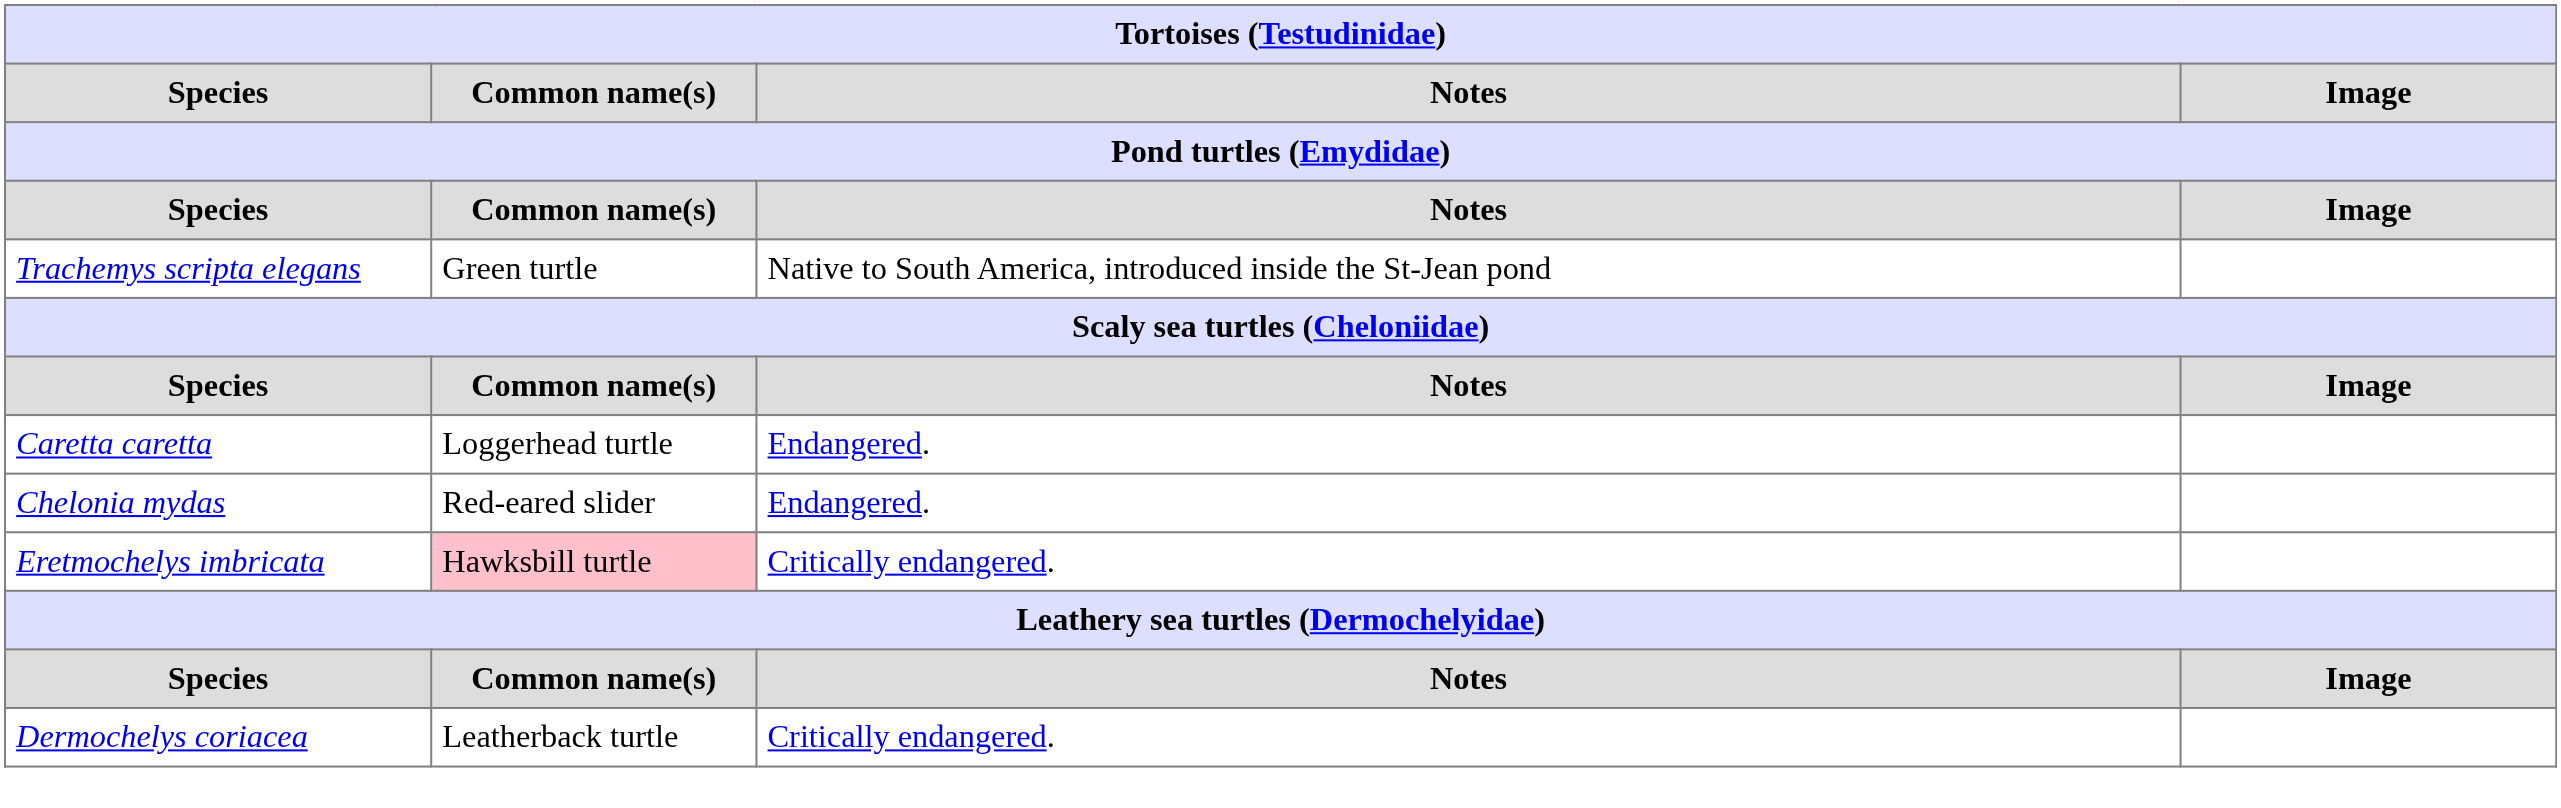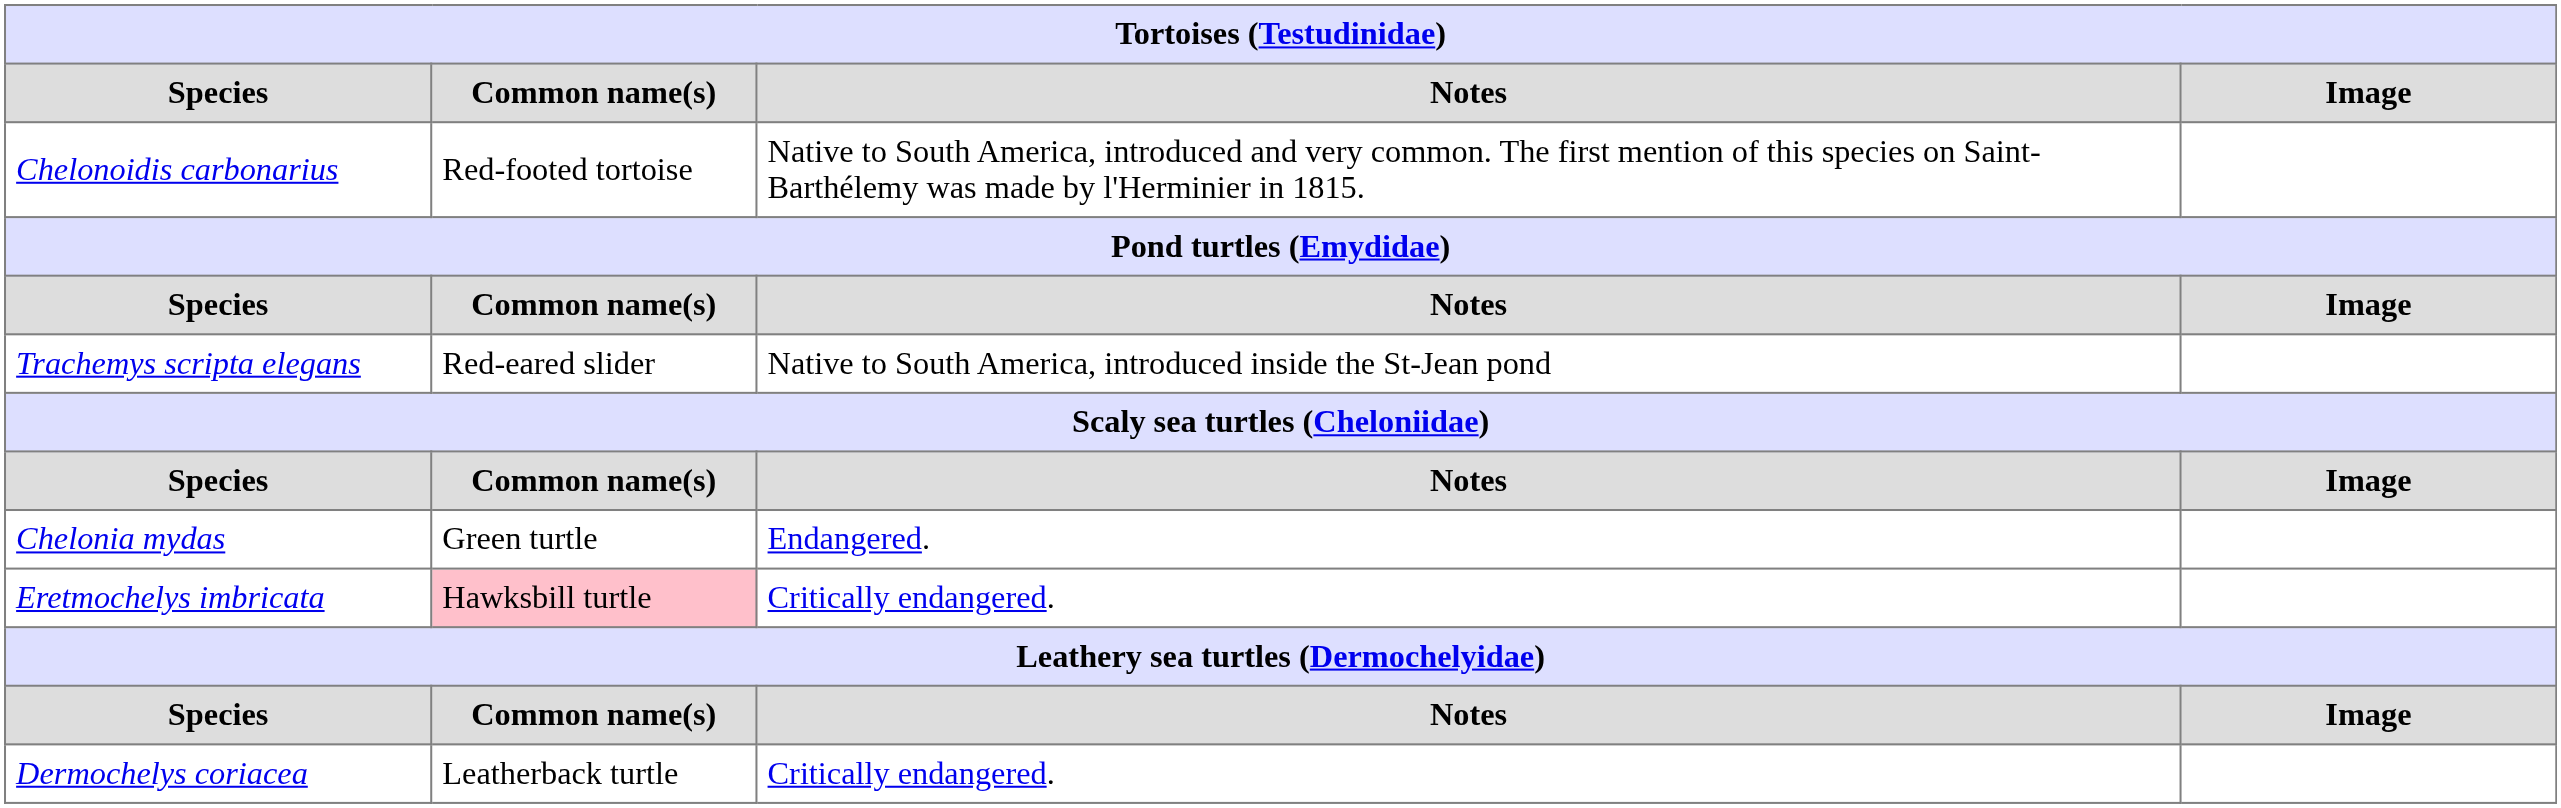+ row: (177, 169)
(520, 268) Green turtle -> (549, 363) Red-eared slider
- row: (114, 443)
(549, 502) Red-eared slider -> (520, 538) Green turtle
